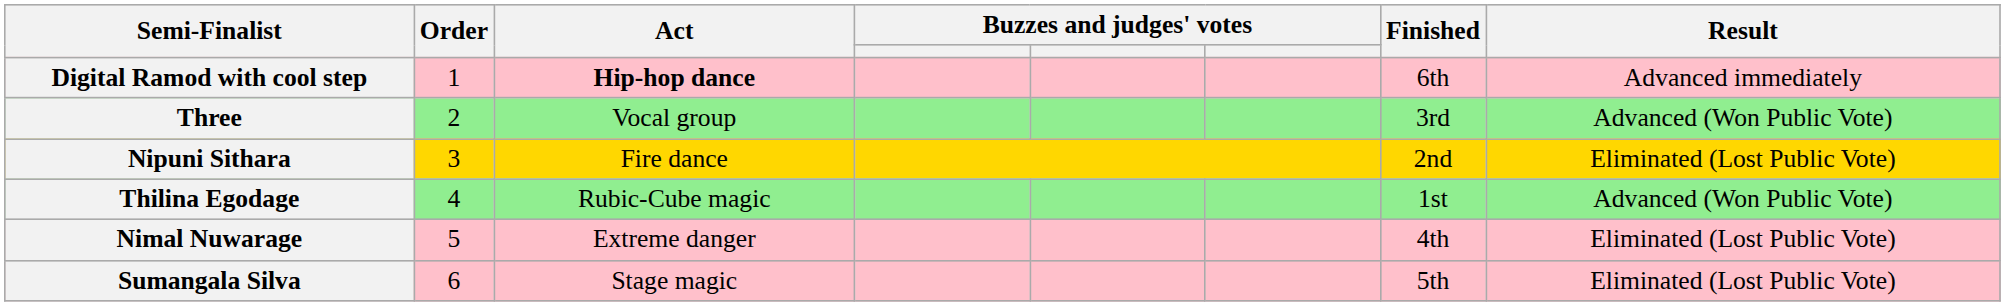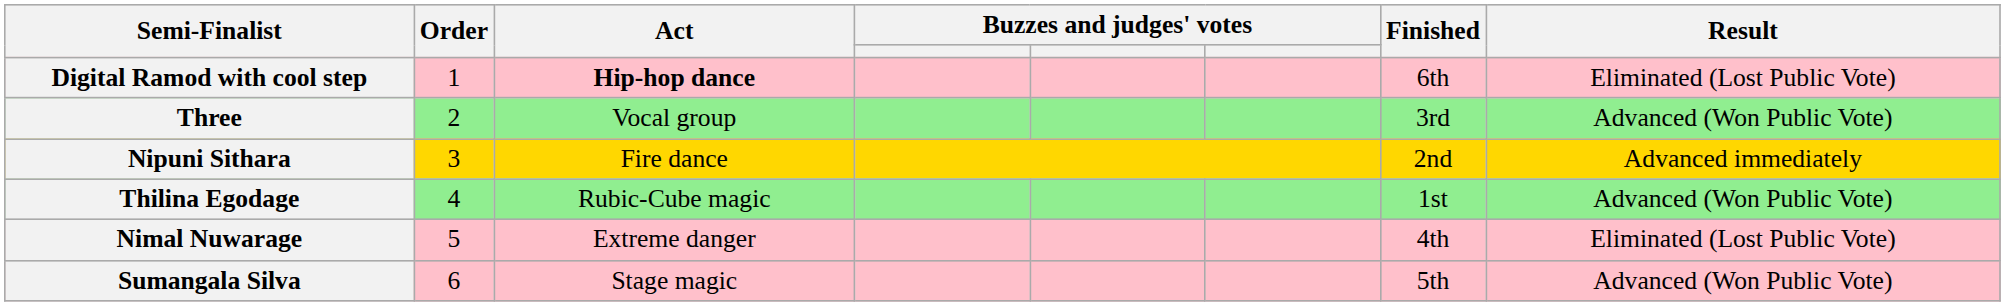(1743, 77) Advanced immediately -> (1743, 77) Eliminated (Lost Public Vote)
(1743, 158) Eliminated (Lost Public Vote) -> (1743, 158) Advanced immediately
(1743, 280) Eliminated (Lost Public Vote) -> (1743, 280) Advanced (Won Public Vote)
